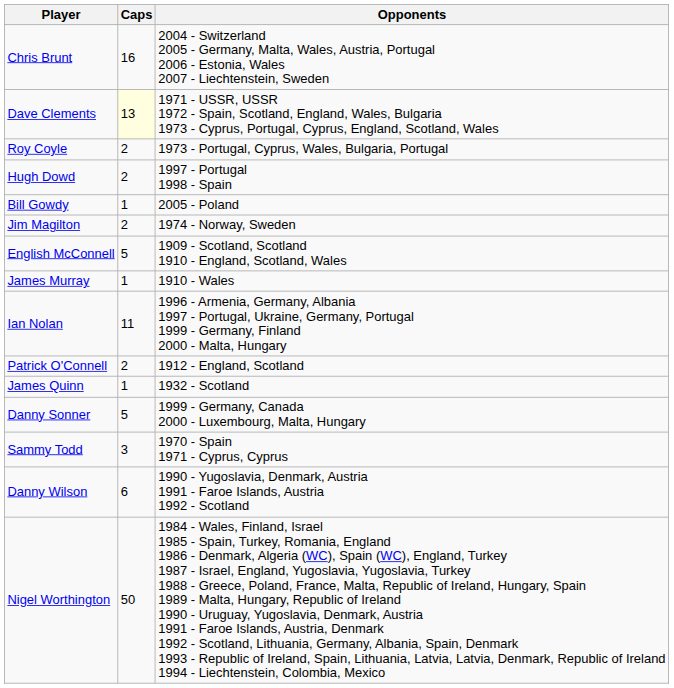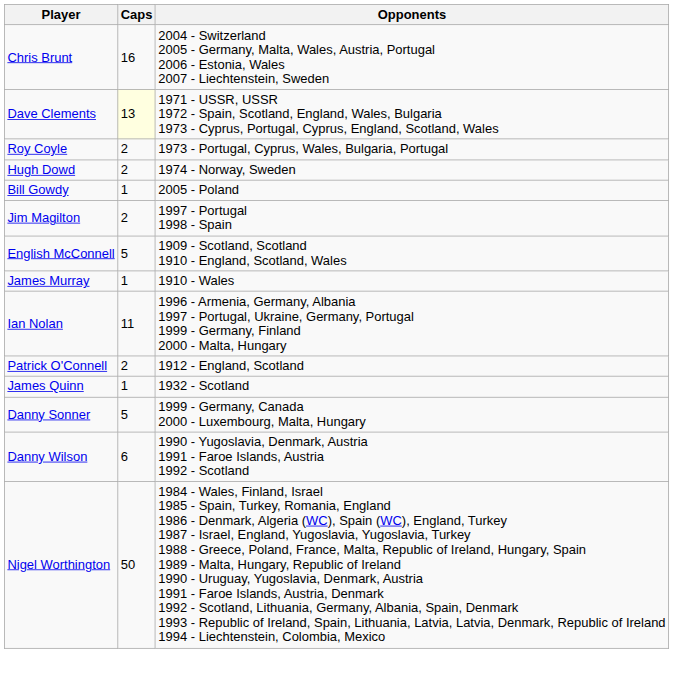(203, 177) 1997 - Portugal 1998 - Spain -> (227, 169) 1974 - Norway, Sweden
(227, 225) 1974 - Norway, Sweden -> (203, 218) 1997 - Portugal 1998 - Spain
- row: (45, 449)
